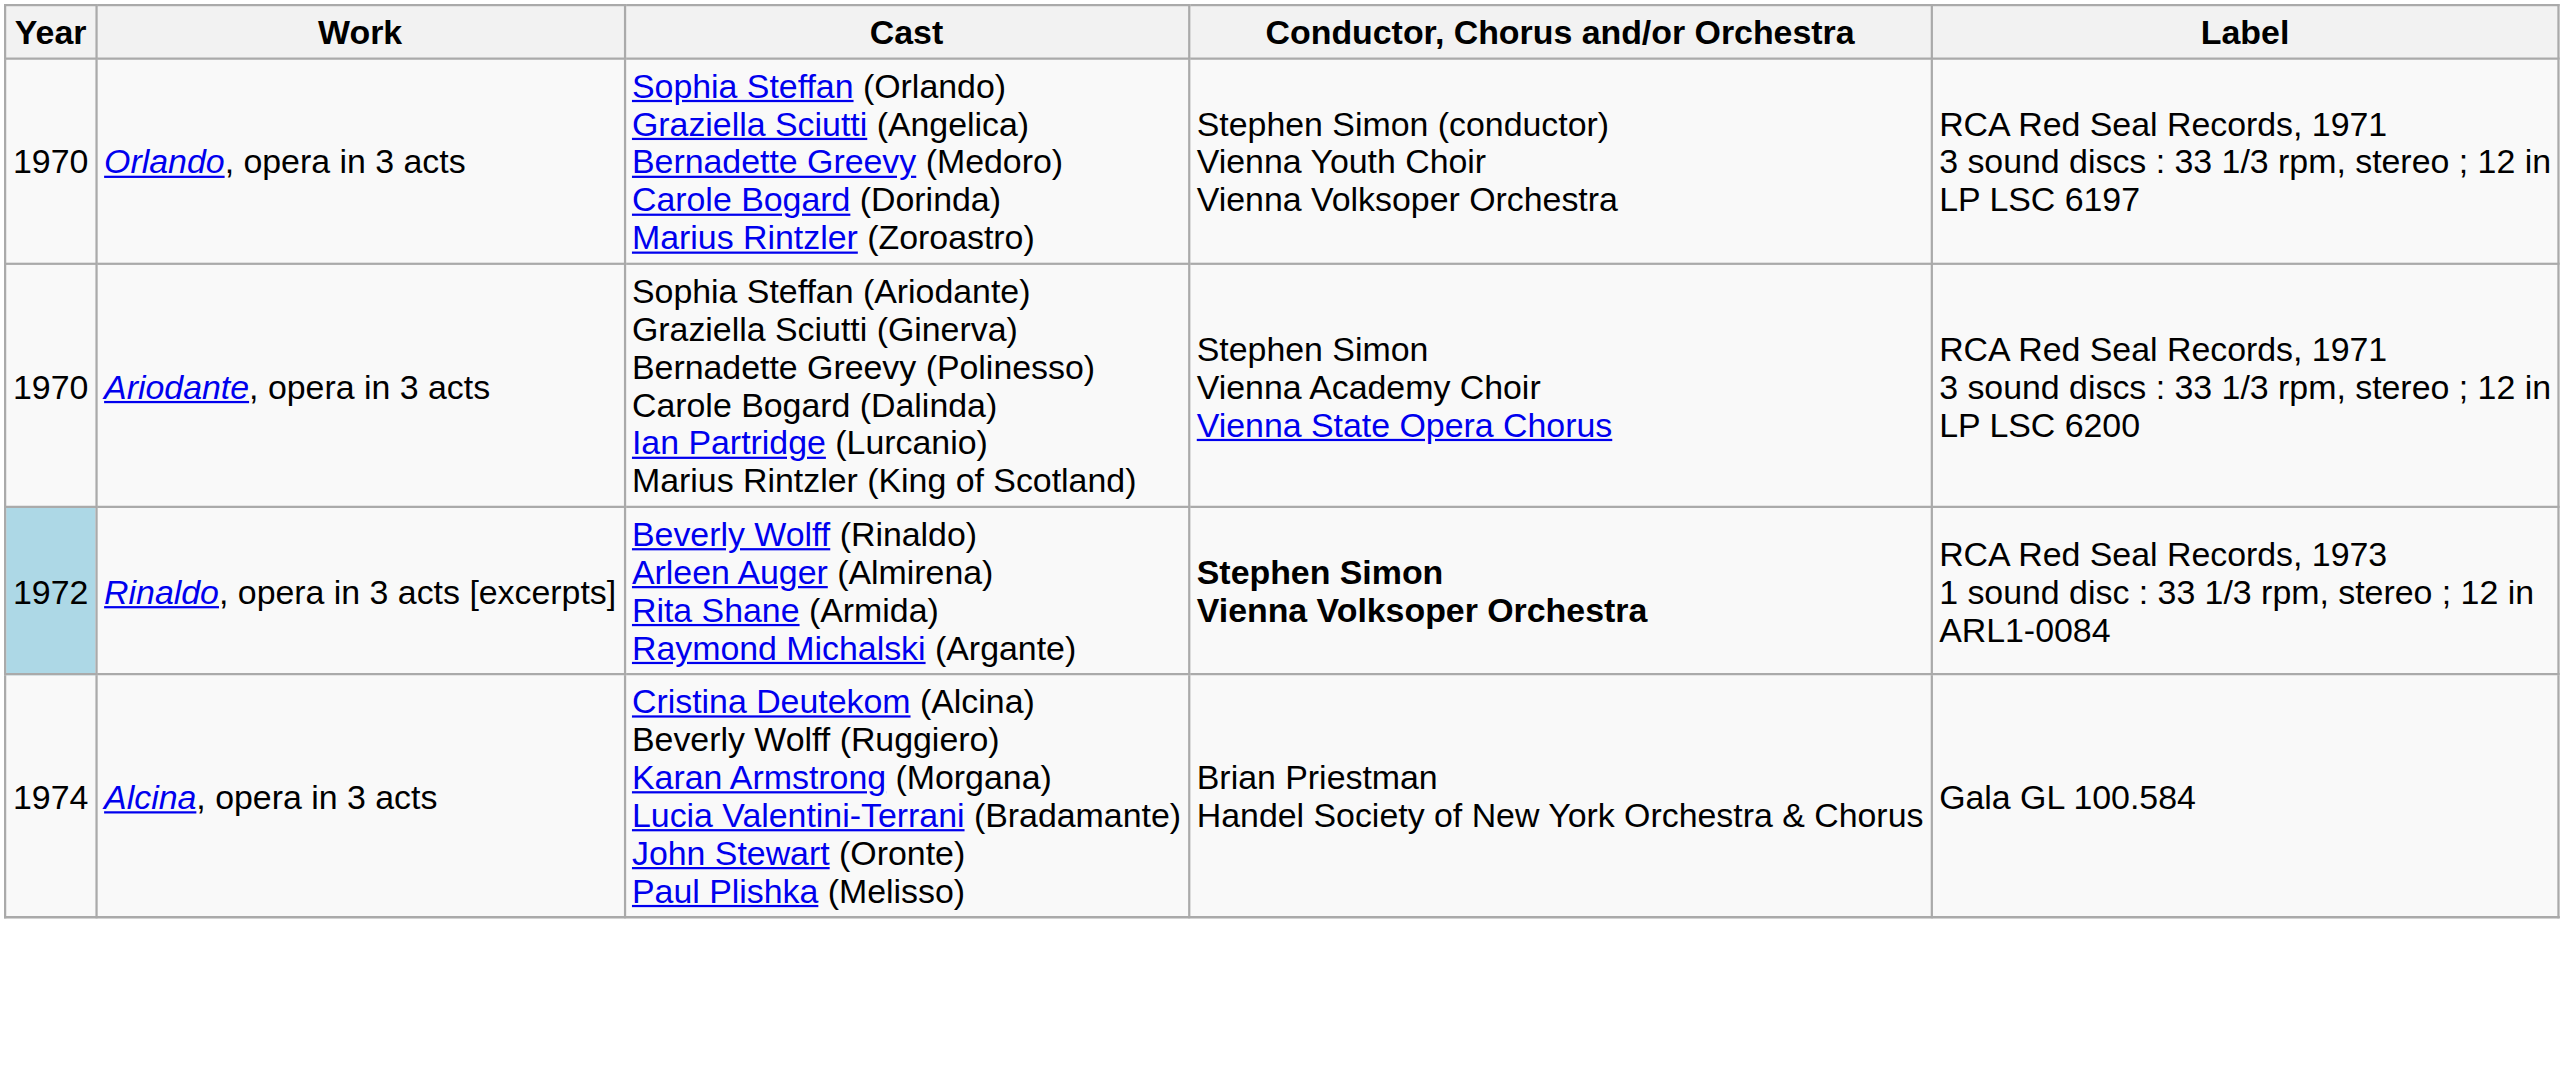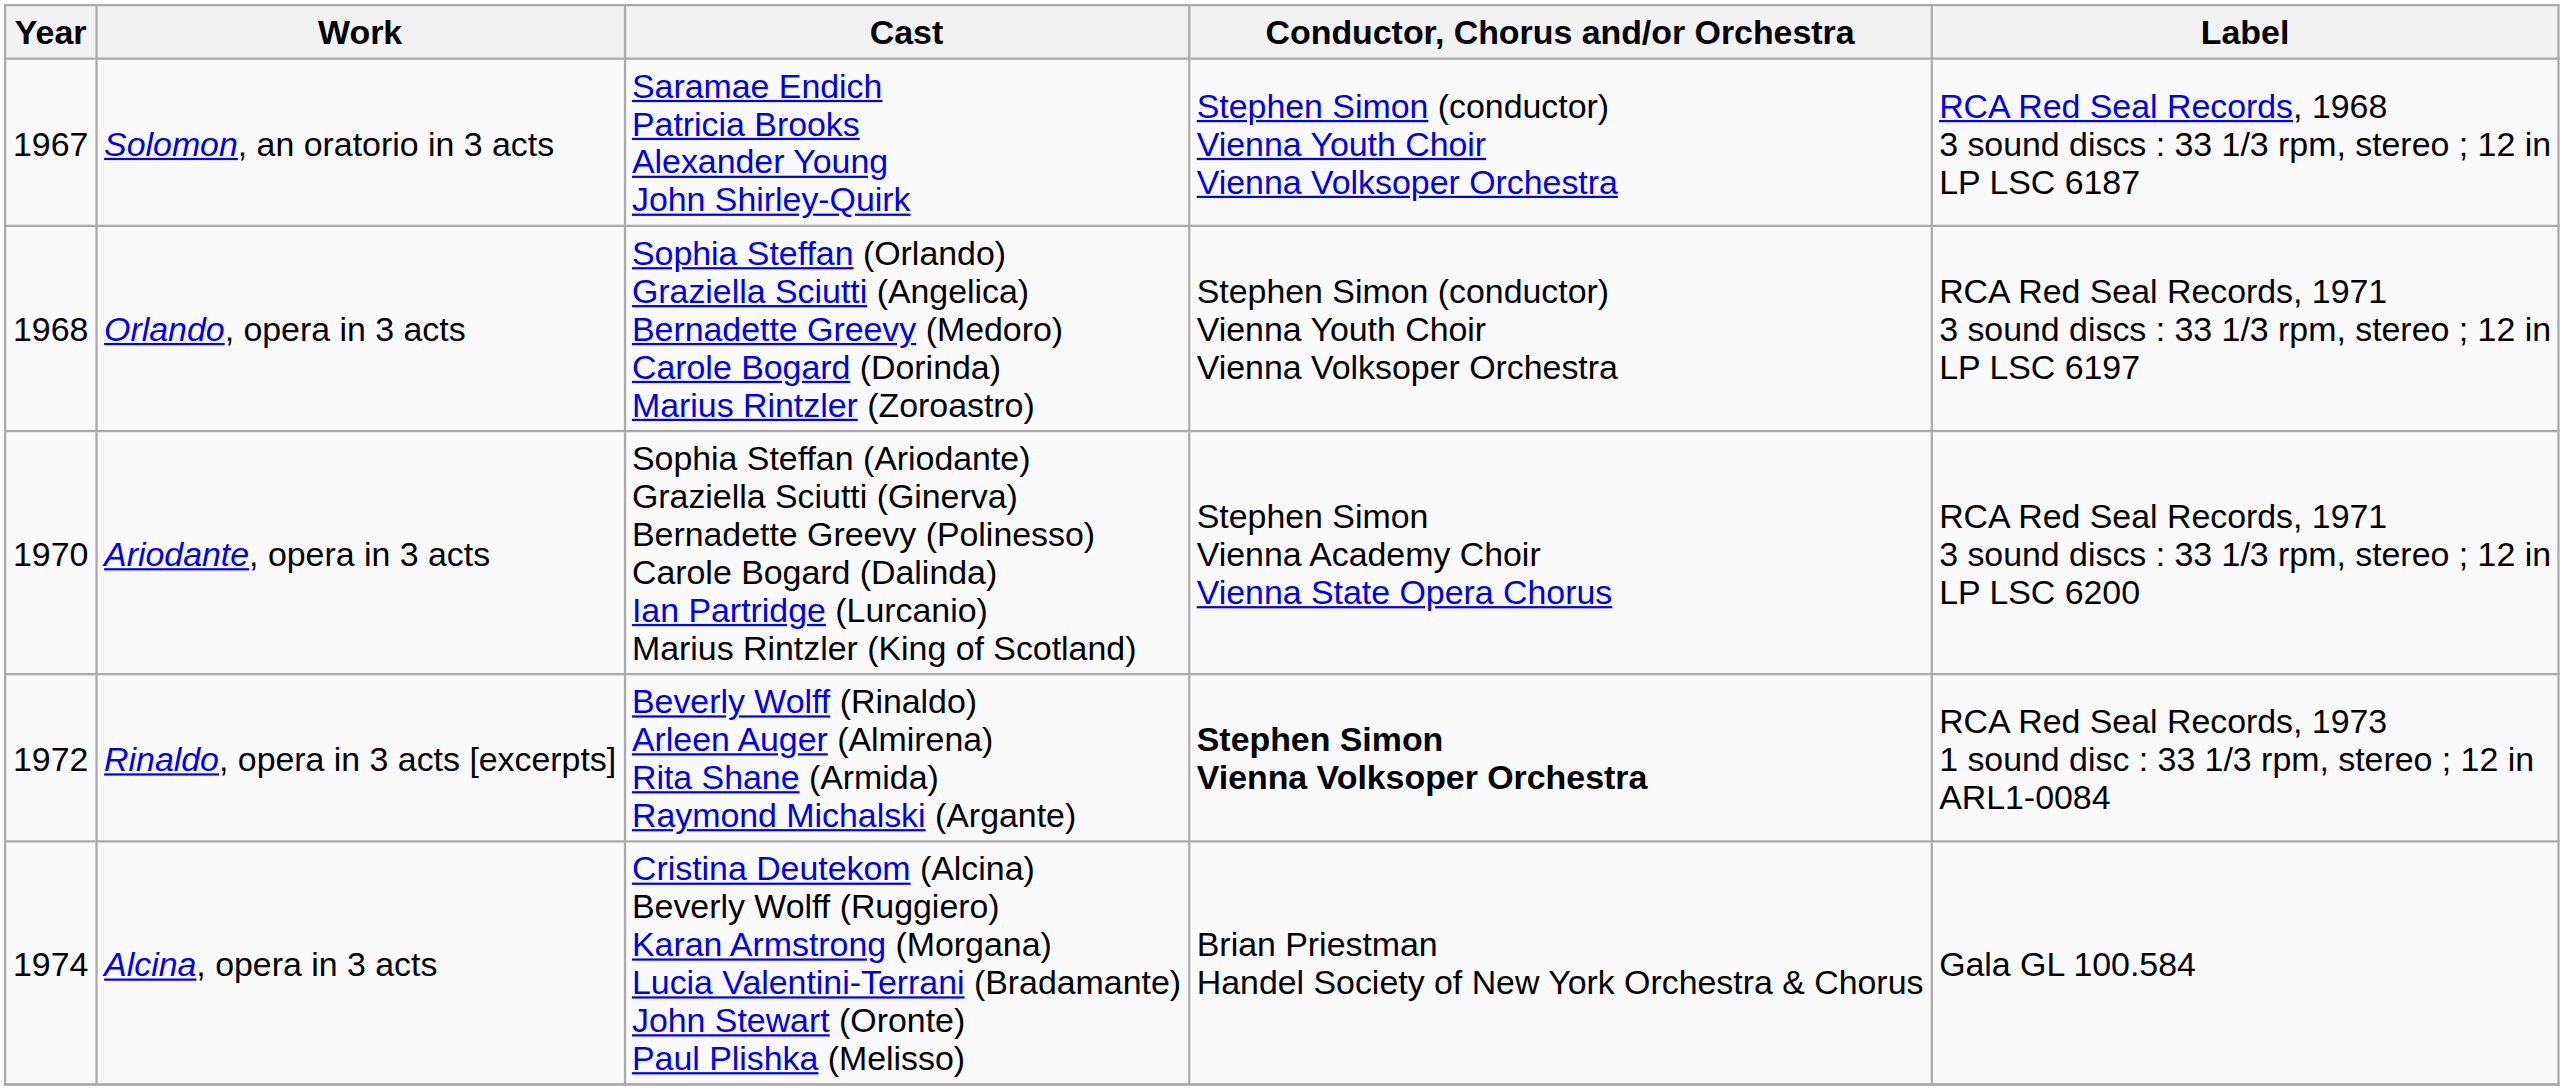+ row: (329, 143)
(51, 162) 1970 -> (51, 329) 1968
(51, 591) lightblue background -> (51, 759) no background
